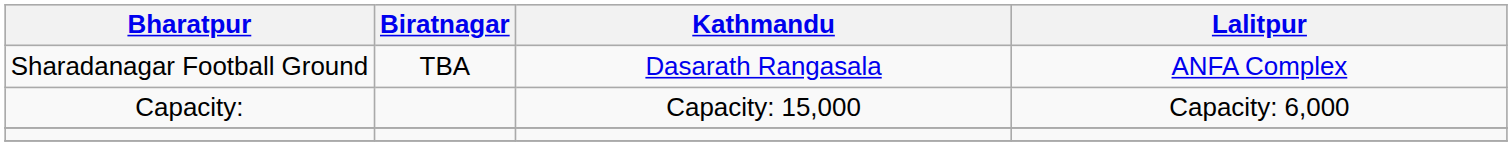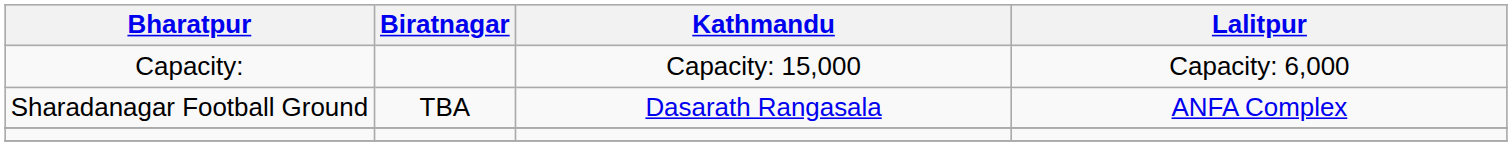rows swapped: (189, 66) <-> (189, 107)
